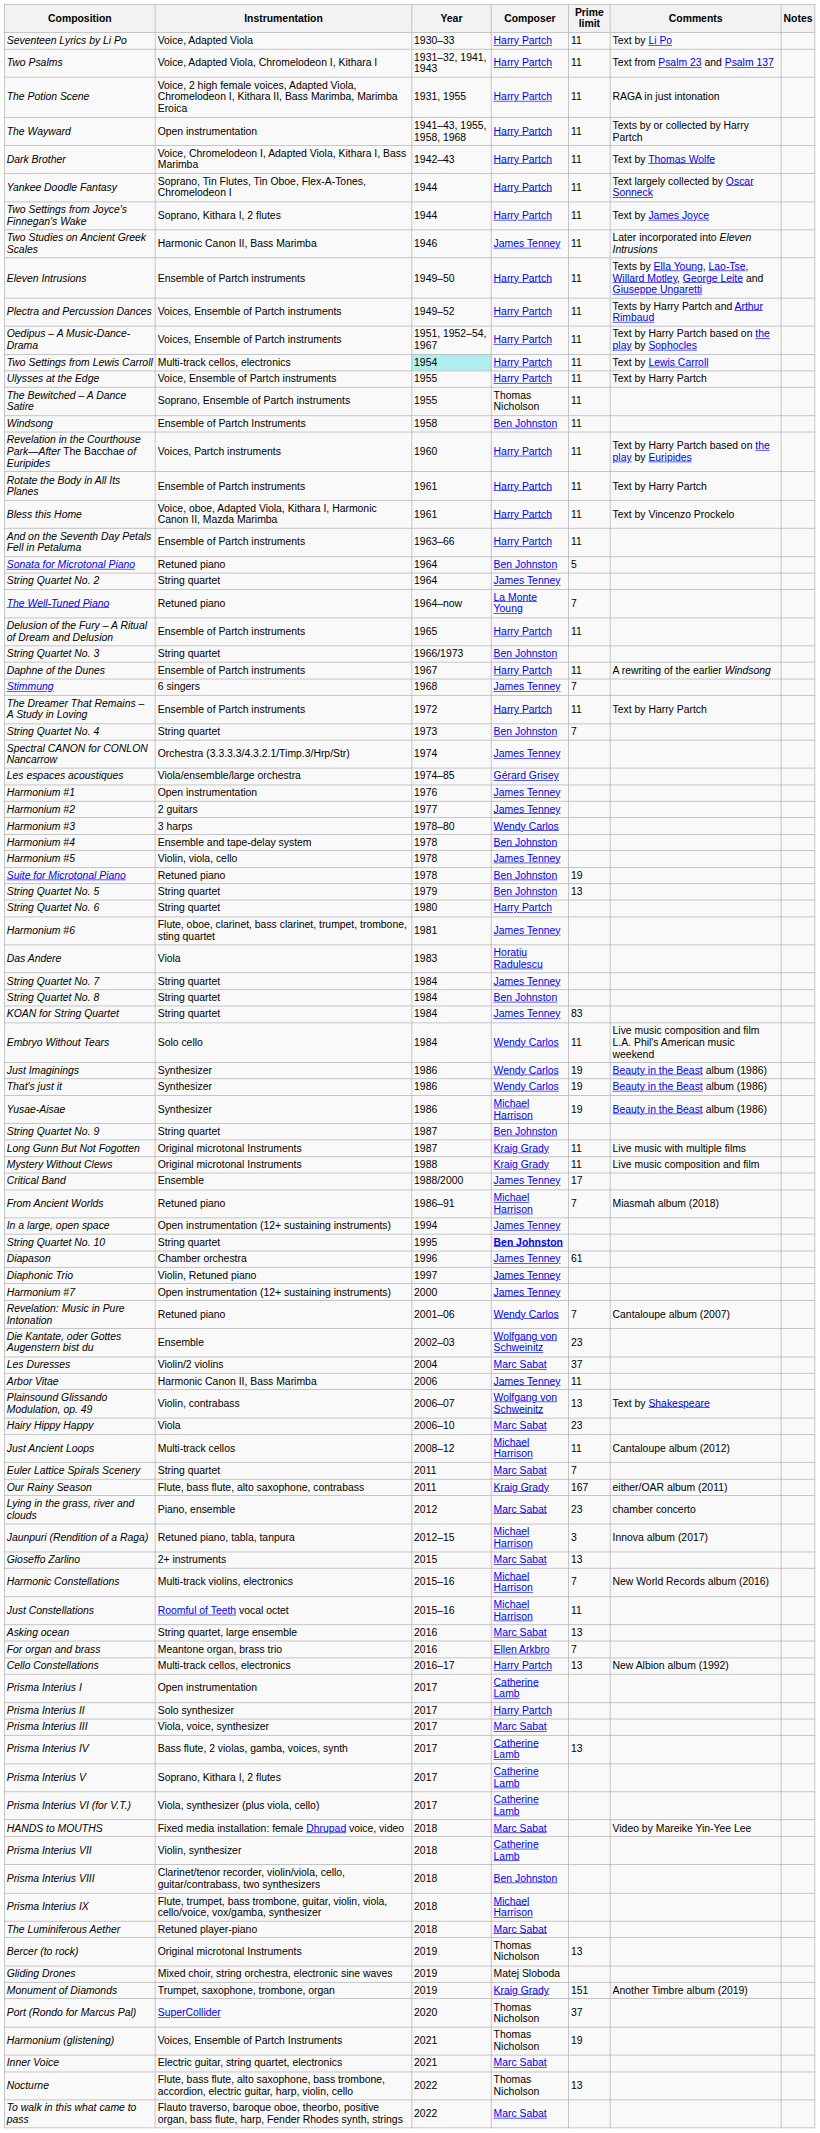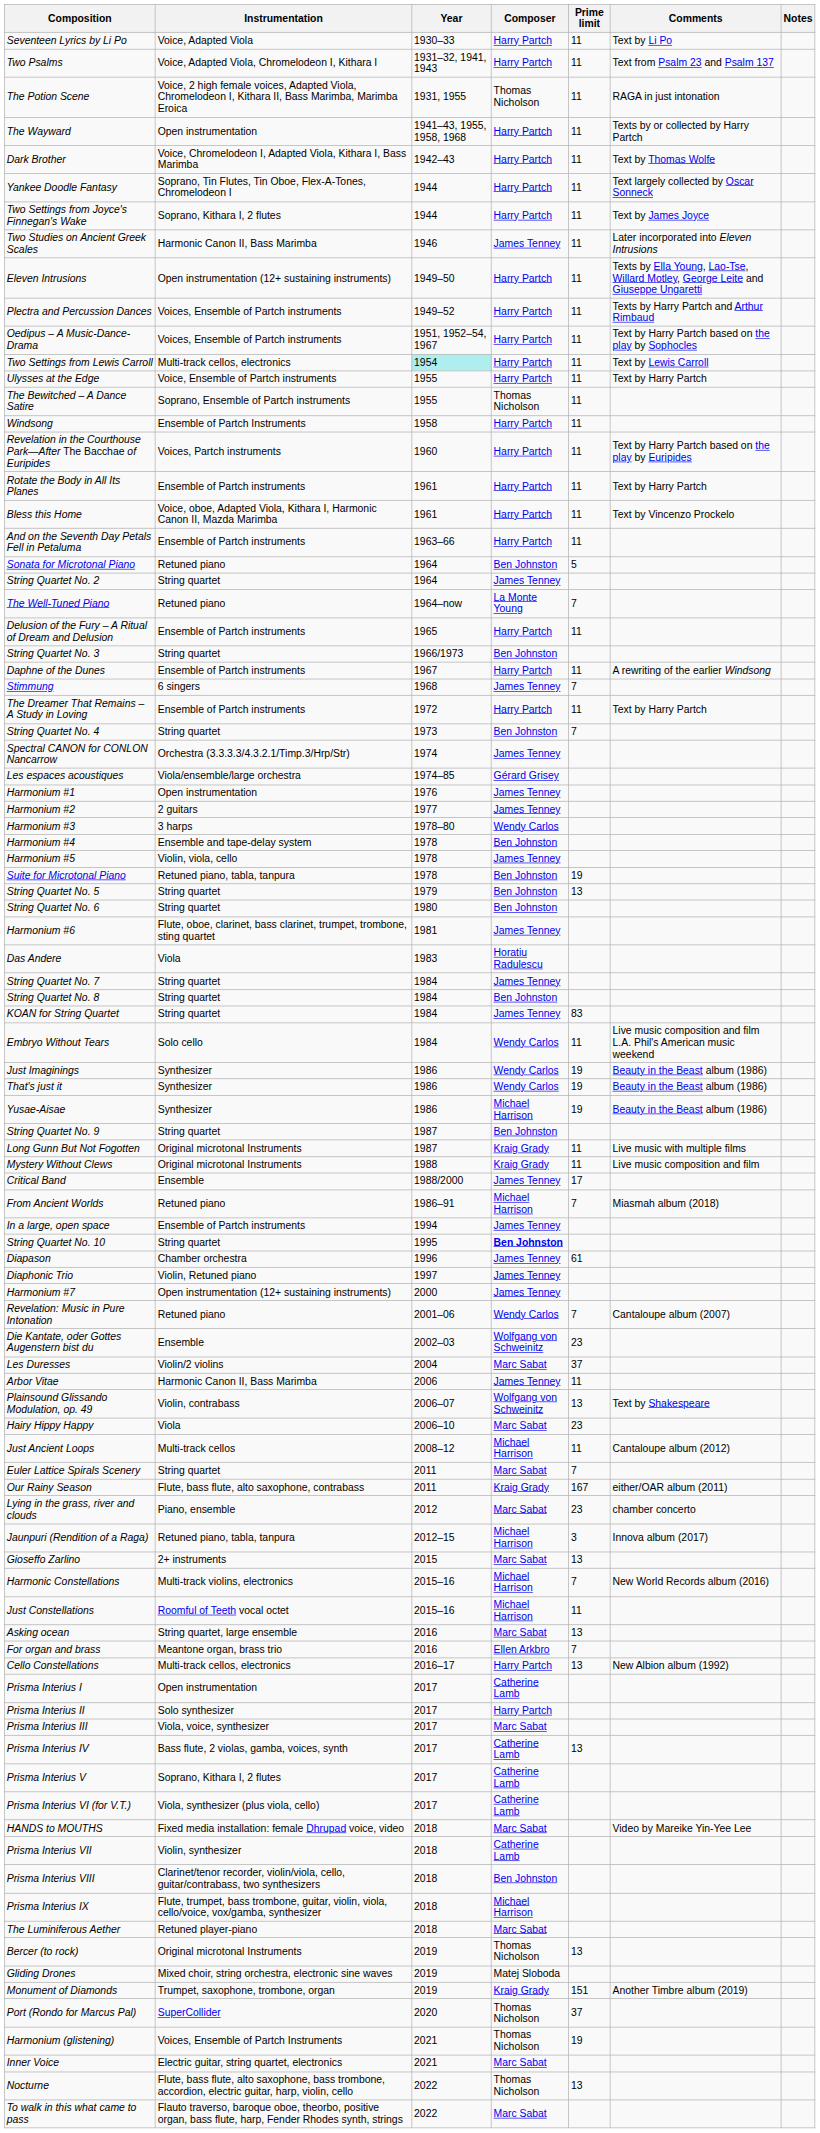(523, 97) Harry Partch -> (516, 97) Thomas Nicholson
(231, 278) Ensemble of Partch instruments -> (274, 278) Open instrumentation (12+ sustaining instruments)
(525, 423) Ben Johnston -> (523, 423) Harry Partch
(192, 875) Retuned piano -> (226, 875) Retuned piano, tabla, tanpura
(523, 908) Harry Partch -> (525, 908) Ben Johnston
(274, 1226) Open instrumentation (12+ sustaining instruments) -> (231, 1226) Ensemble of Partch instruments
